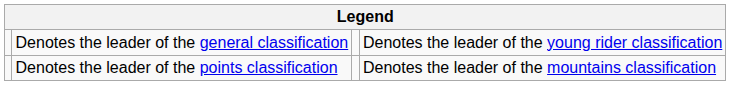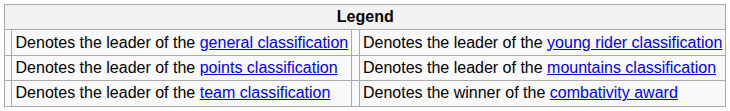+ row: (173, 93)
